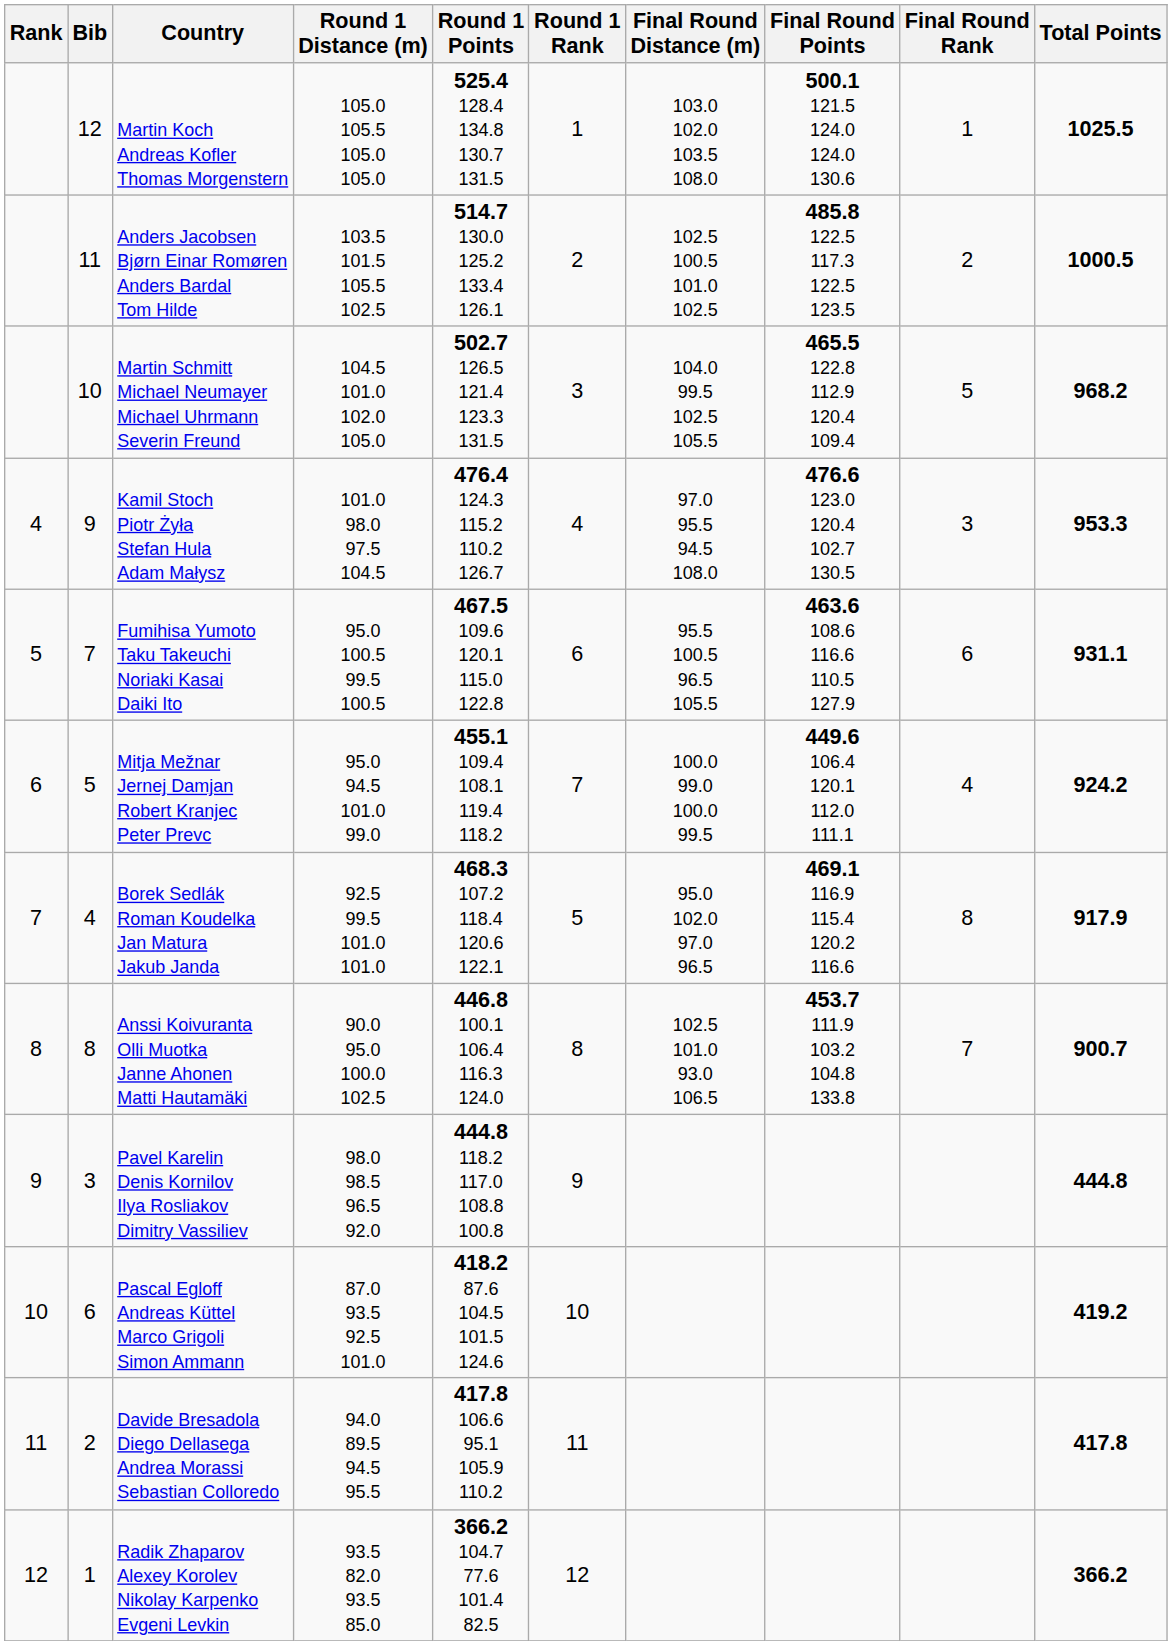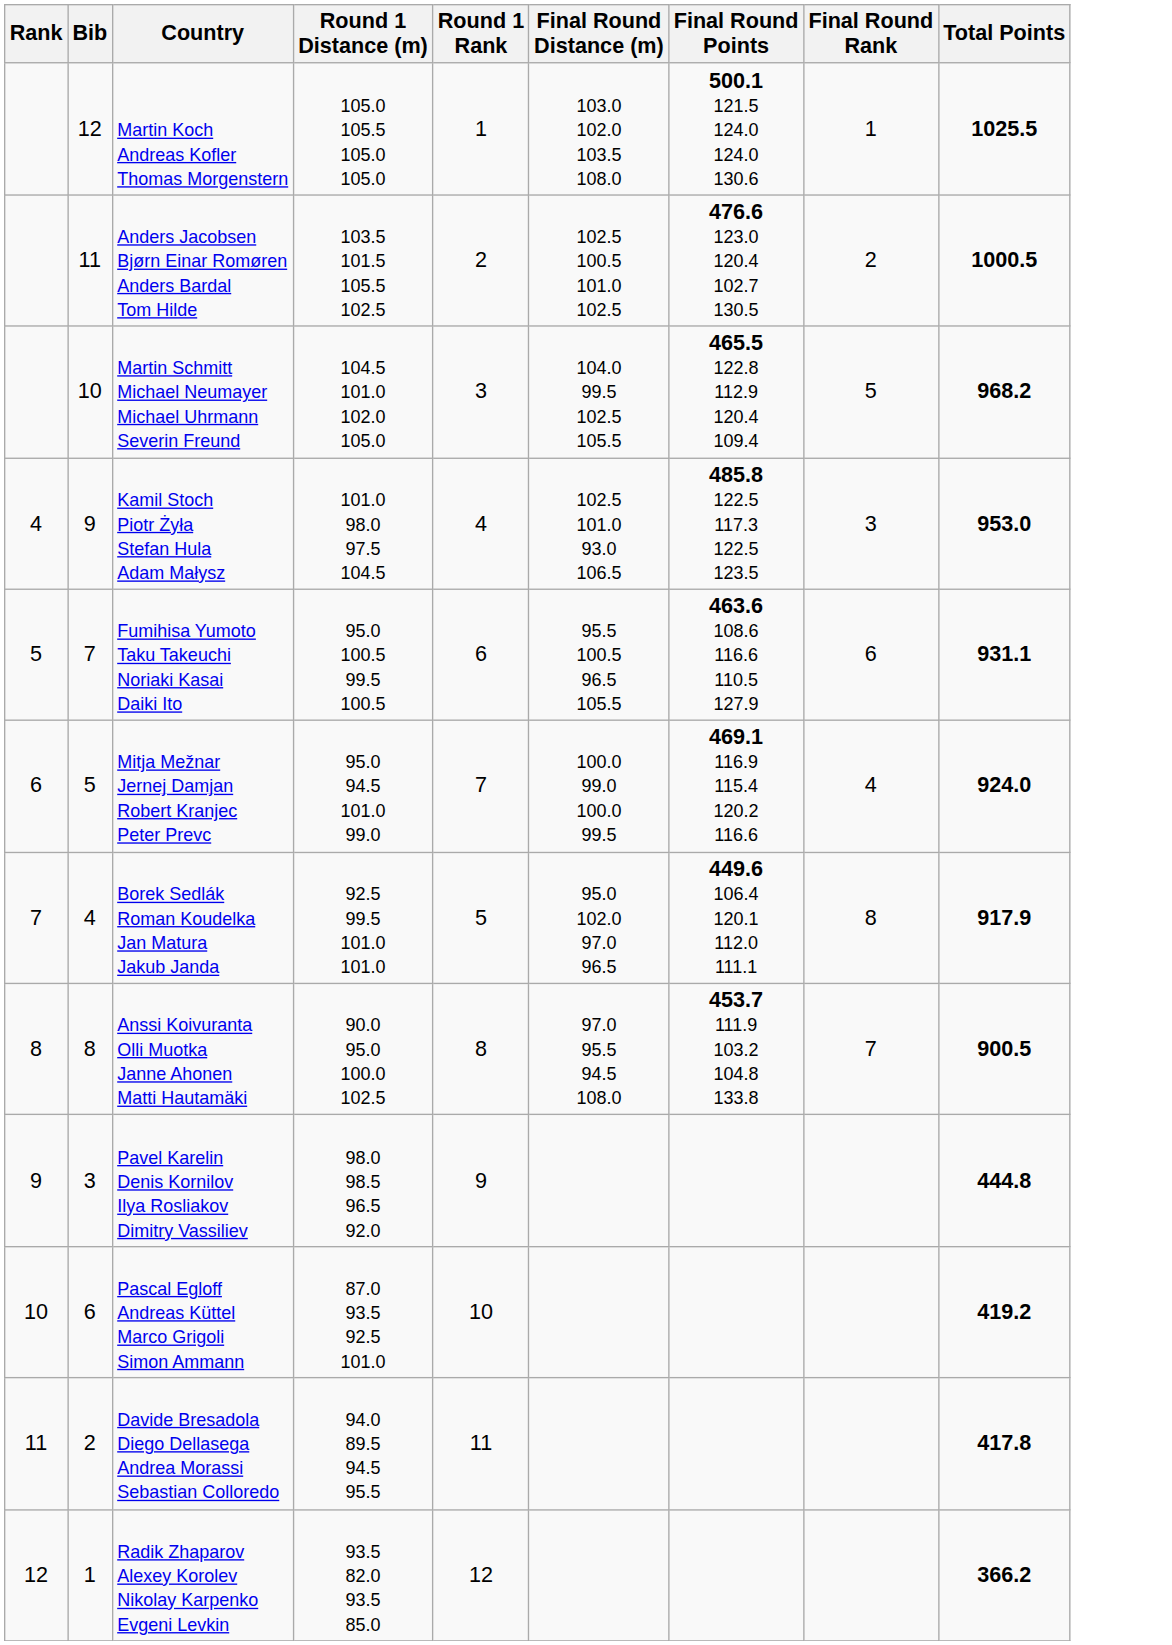- column: (481, 33)
(832, 260) 485.8 122.5 117.3 122.5 123.5 -> (736, 260) 476.6 123.0 120.4 102.7 130.5
(695, 536) 97.0 95.5 94.5 108.0 -> (599, 536) 102.5 101.0 93.0 106.5
(832, 523) 476.6 123.0 120.4 102.7 130.5 -> (736, 523) 485.8 122.5 117.3 122.5 123.5
(1101, 523) 953.3 -> (1004, 523) 953.0
(832, 786) 449.6 106.4 120.1 112.0 111.1 -> (736, 786) 469.1 116.9 115.4 120.2 116.6
(1101, 786) 924.2 -> (1004, 786) 924.0
(832, 917) 469.1 116.9 115.4 120.2 116.6 -> (736, 917) 449.6 106.4 120.1 112.0 111.1
(695, 1062) 102.5 101.0 93.0 106.5 -> (599, 1062) 97.0 95.5 94.5 108.0
(1101, 1048) 900.7 -> (1004, 1048) 900.5
